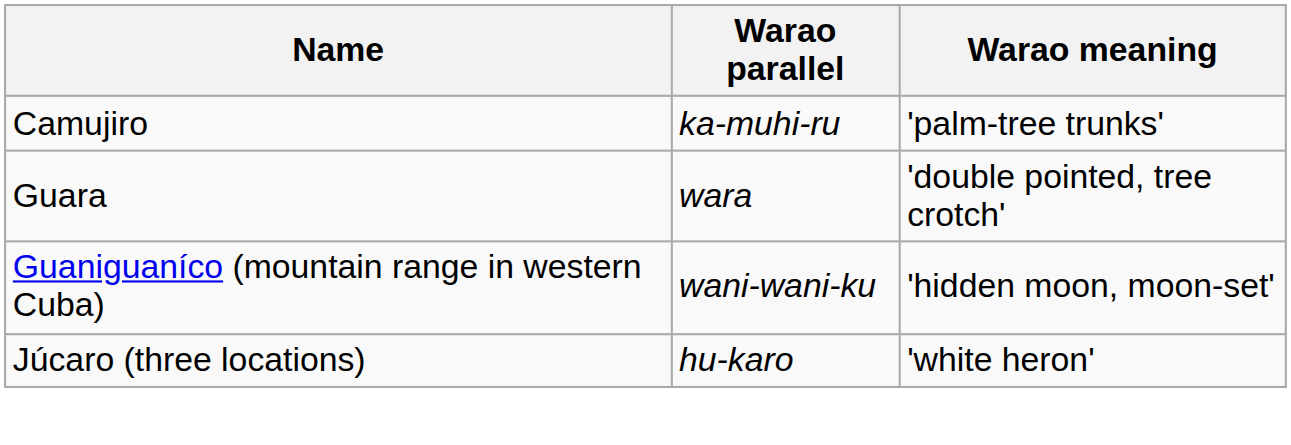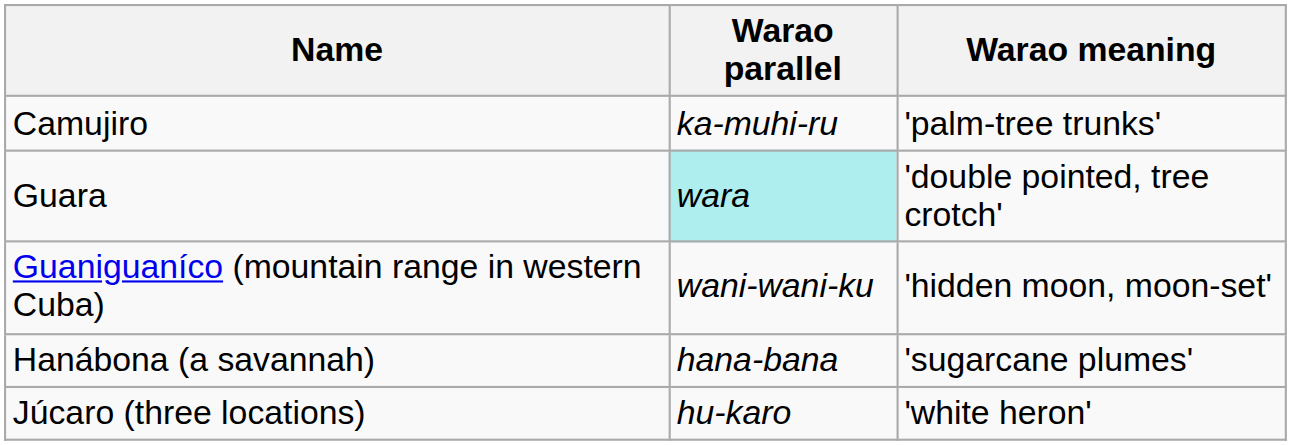(716, 195) no background -> (713, 195) paleturquoise background
+ row: (194, 359)
